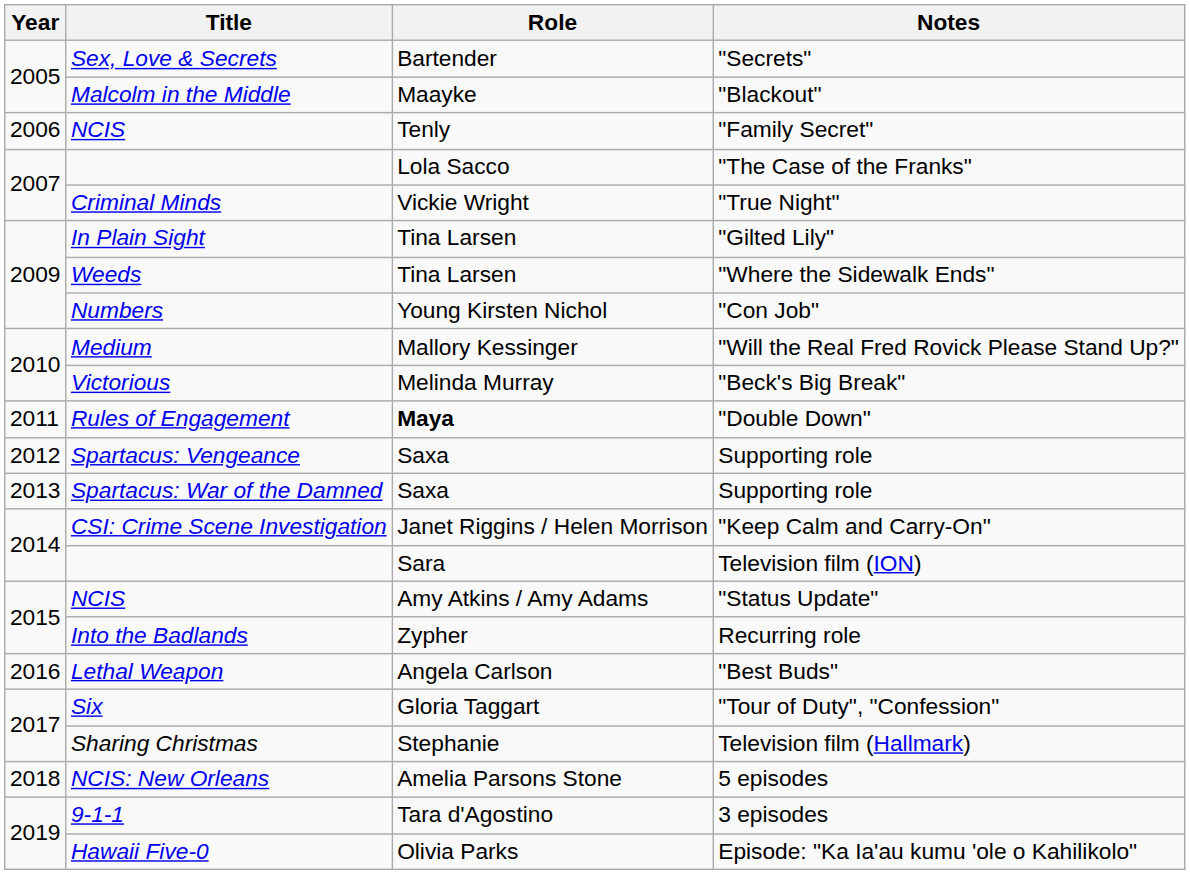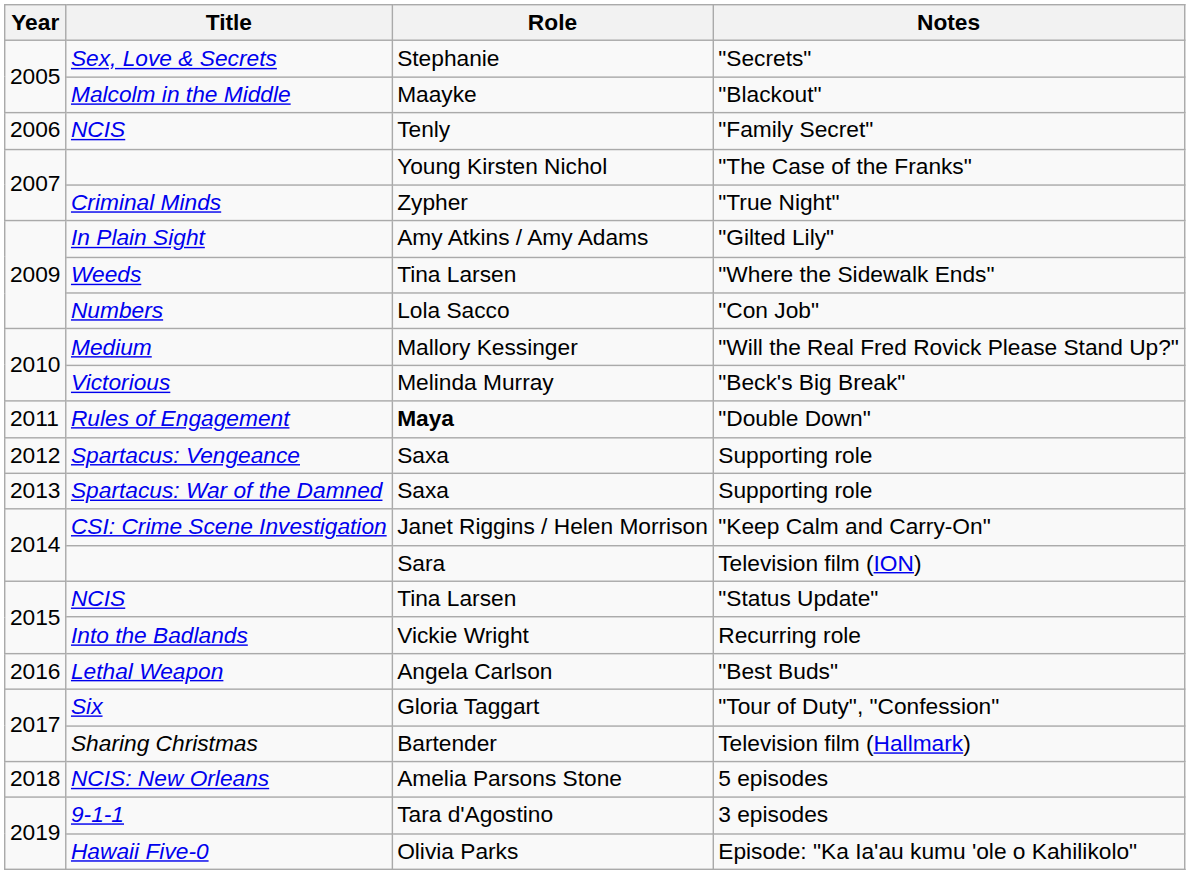(447, 58) Bartender -> (448, 58) Stephanie
(453, 166) Lola Sacco -> (502, 166) Young Kirsten Nichol
(463, 202) Vickie Wright -> (432, 202) Zypher
(457, 238) Tina Larsen -> (523, 238) Amy Atkins / Amy Adams
(502, 310) Young Kirsten Nichol -> (453, 310) Lola Sacco
(523, 599) Amy Atkins / Amy Adams -> (457, 599) Tina Larsen
(432, 635) Zypher -> (463, 635) Vickie Wright
(448, 743) Stephanie -> (447, 743) Bartender
